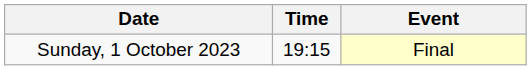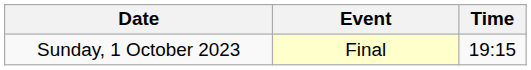columns swapped: (307, 19) <-> (433, 19)
